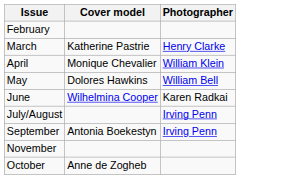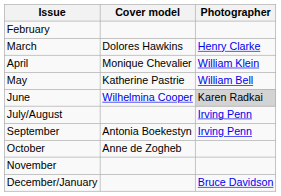(108, 47) Katherine Pastrie -> (143, 47) Dolores Hawkins
(107, 81) Dolores Hawkins -> (143, 81) Katherine Pastrie
(195, 98) no background -> (230, 98) lightgrey background
rows swapped: (26, 166) <-> (32, 149)
+ row: (52, 183)
